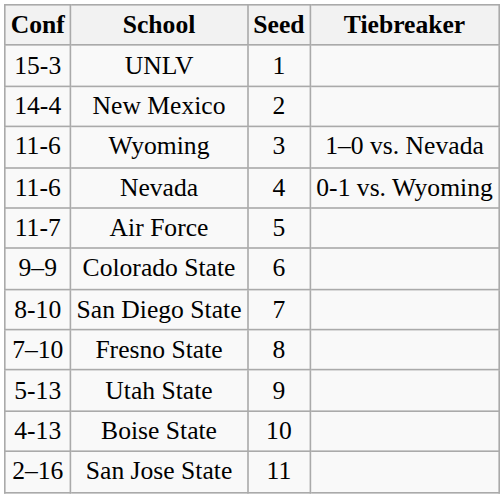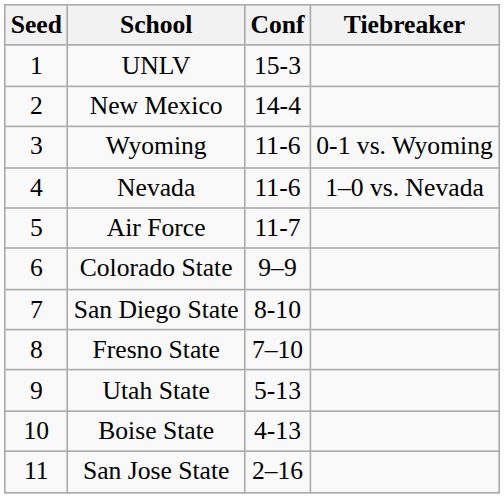columns swapped: (279, 24) <-> (38, 24)
(405, 146) 1–0 vs. Nevada -> (405, 146) 0-1 vs. Wyoming
(405, 187) 0-1 vs. Wyoming -> (405, 187) 1–0 vs. Nevada
